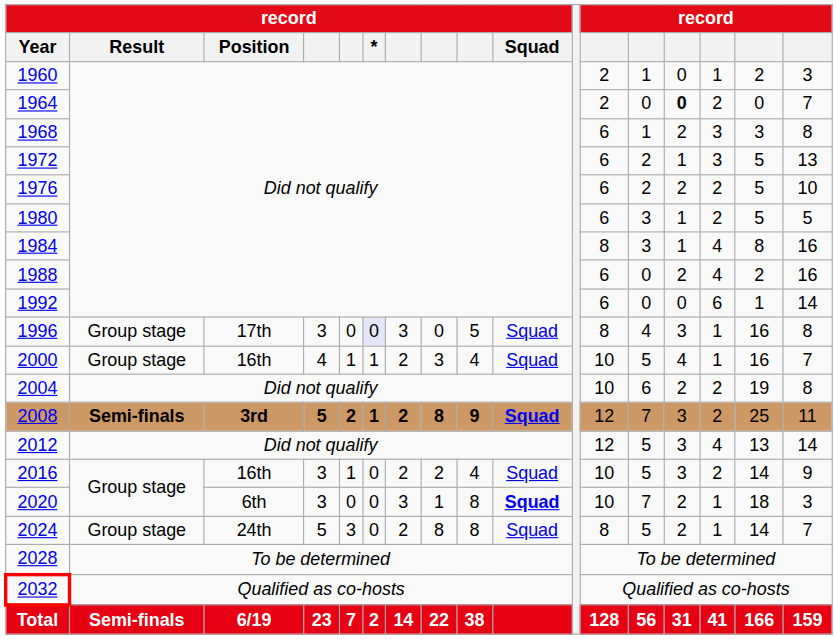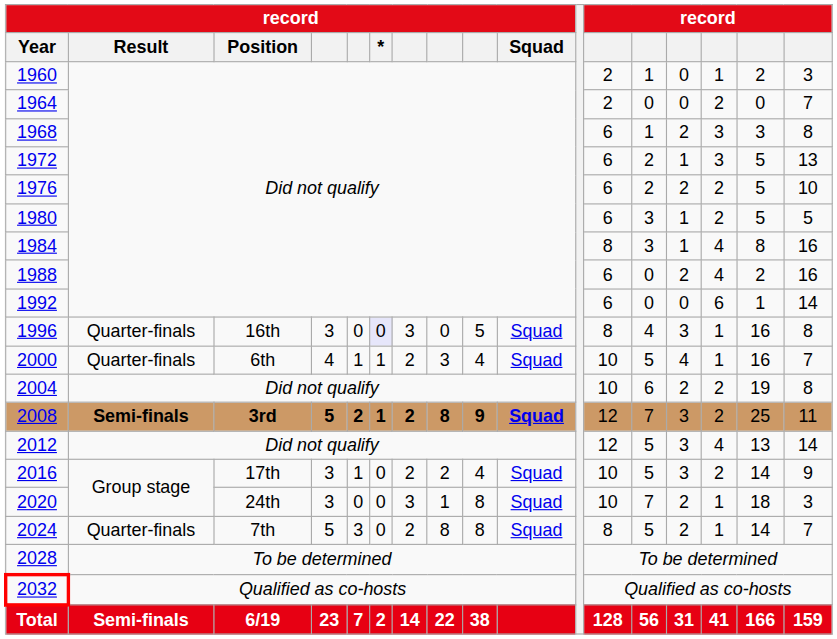(682, 103) bold -> (684, 103) normal
(137, 331) Group stage -> (141, 331) Quarter-finals
(254, 331) 17th -> (263, 331) 16th
(137, 359) Group stage -> (141, 359) Quarter-finals
(254, 359) 16th -> (263, 359) 6th
(254, 473) 16th -> (263, 473) 17th
(254, 501) 6th -> (263, 501) 24th
(532, 501) bold -> (537, 501) normal
(137, 530) Group stage -> (141, 530) Quarter-finals
(254, 530) 24th -> (263, 530) 7th
